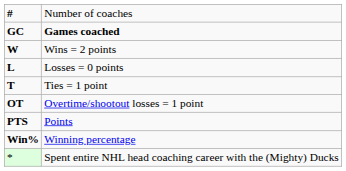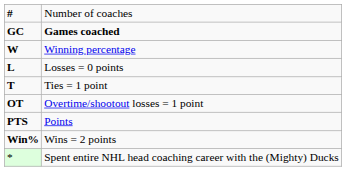(80, 49) Wins = 2 points -> (90, 49) Winning percentage
(90, 139) Winning percentage -> (80, 139) Wins = 2 points
